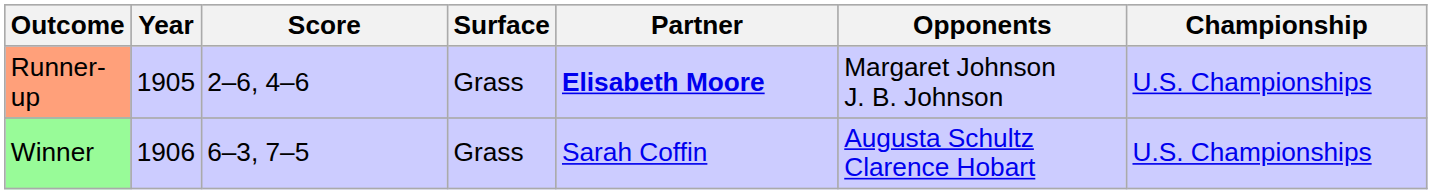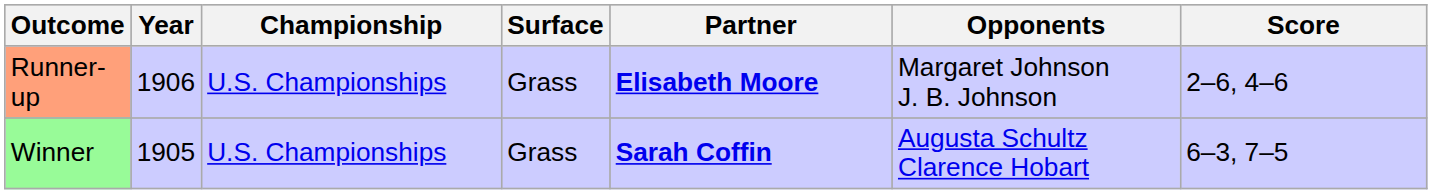columns swapped: (1277, 25) <-> (324, 25)
(166, 81) 1905 -> (166, 81) 1906
(166, 152) 1906 -> (166, 152) 1905
(635, 152) normal -> (694, 152) bold
